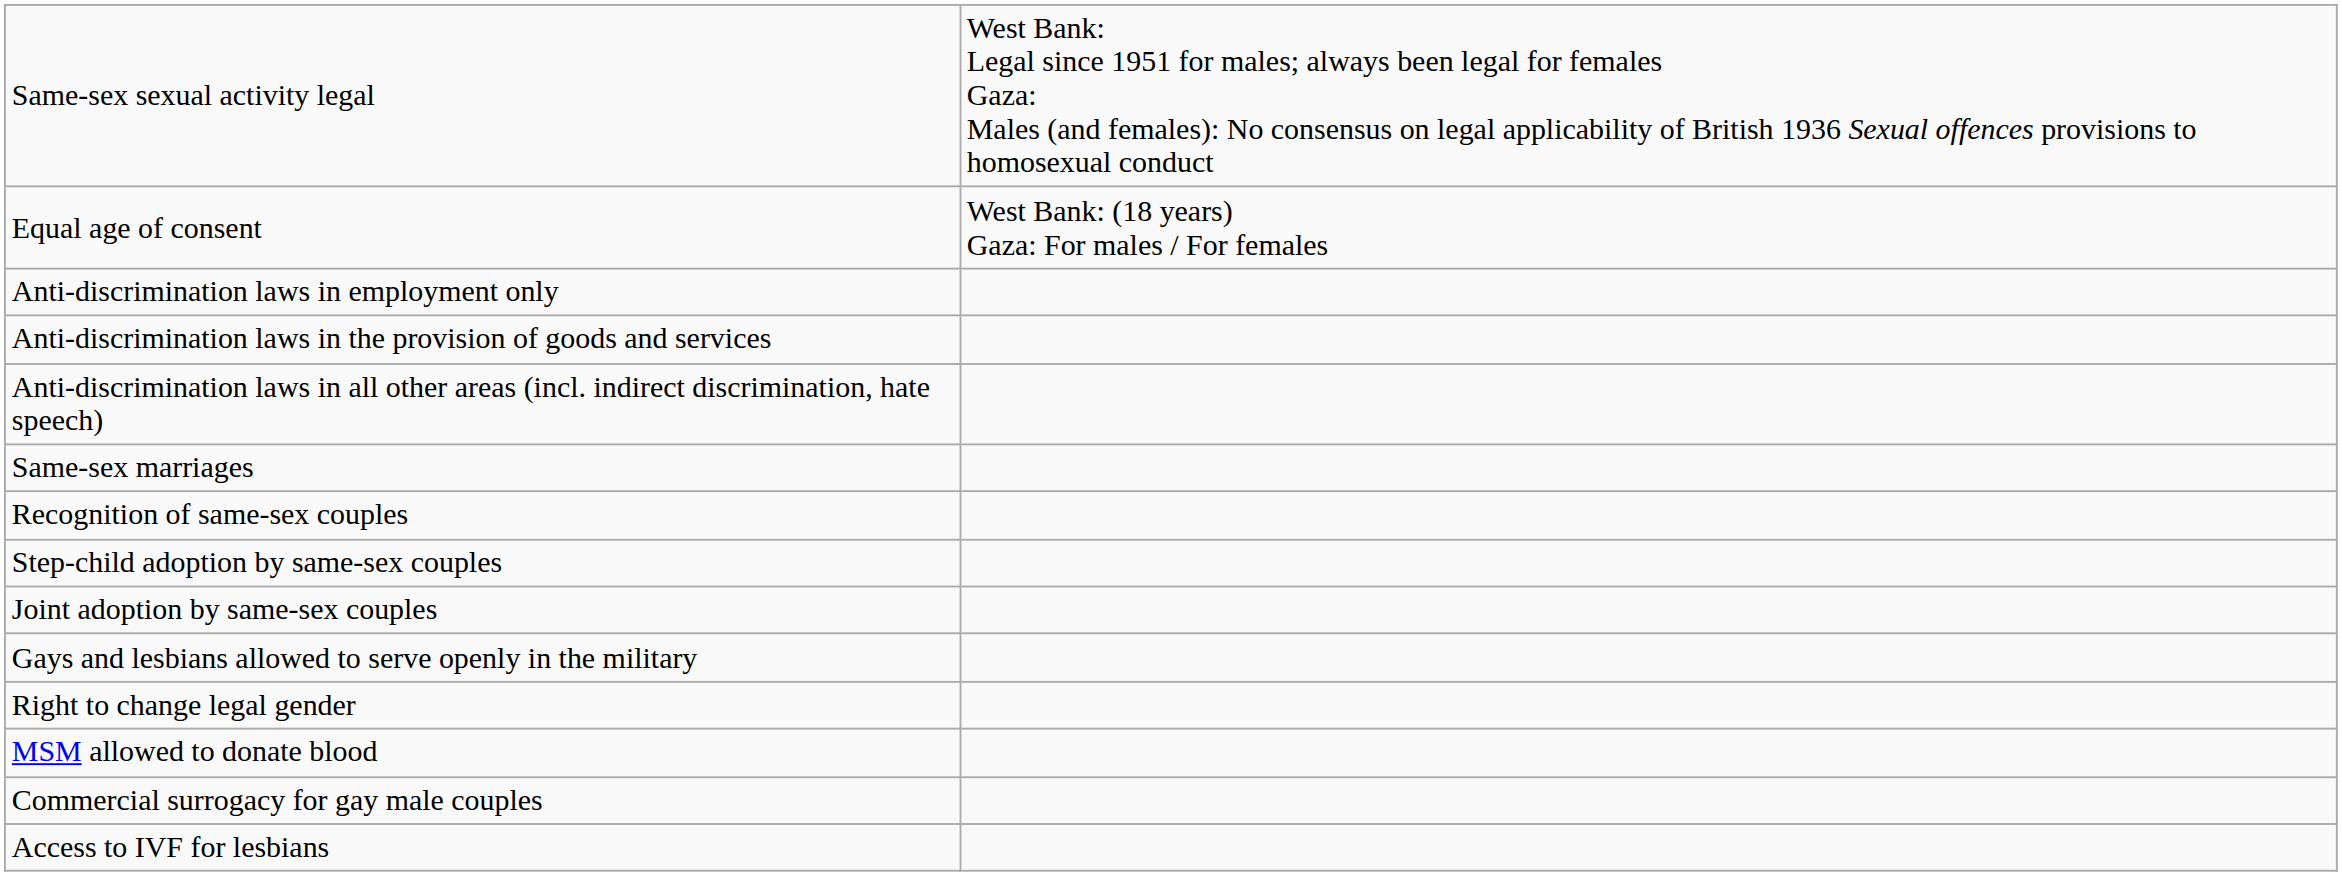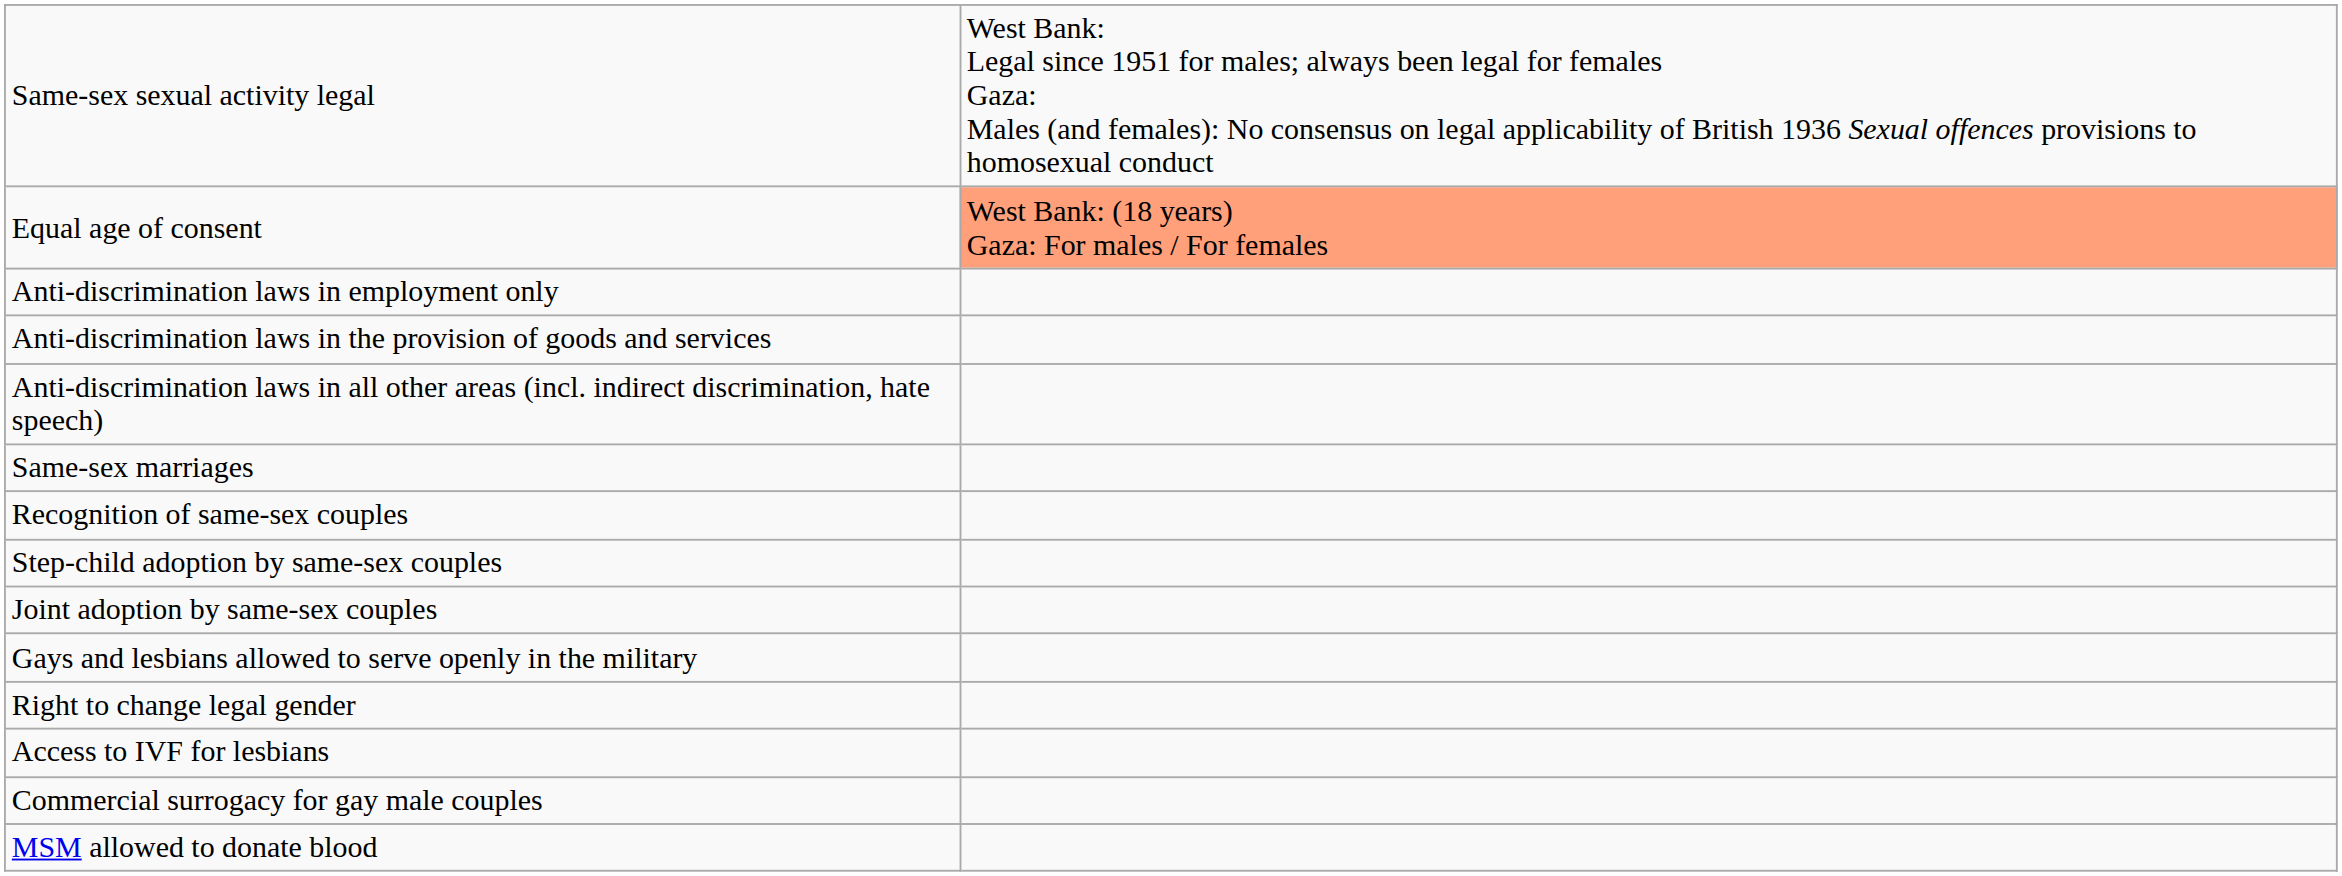(1147, 227) no background -> (1147, 227) lightsalmon background
rows swapped: (171, 847) <-> (195, 752)
